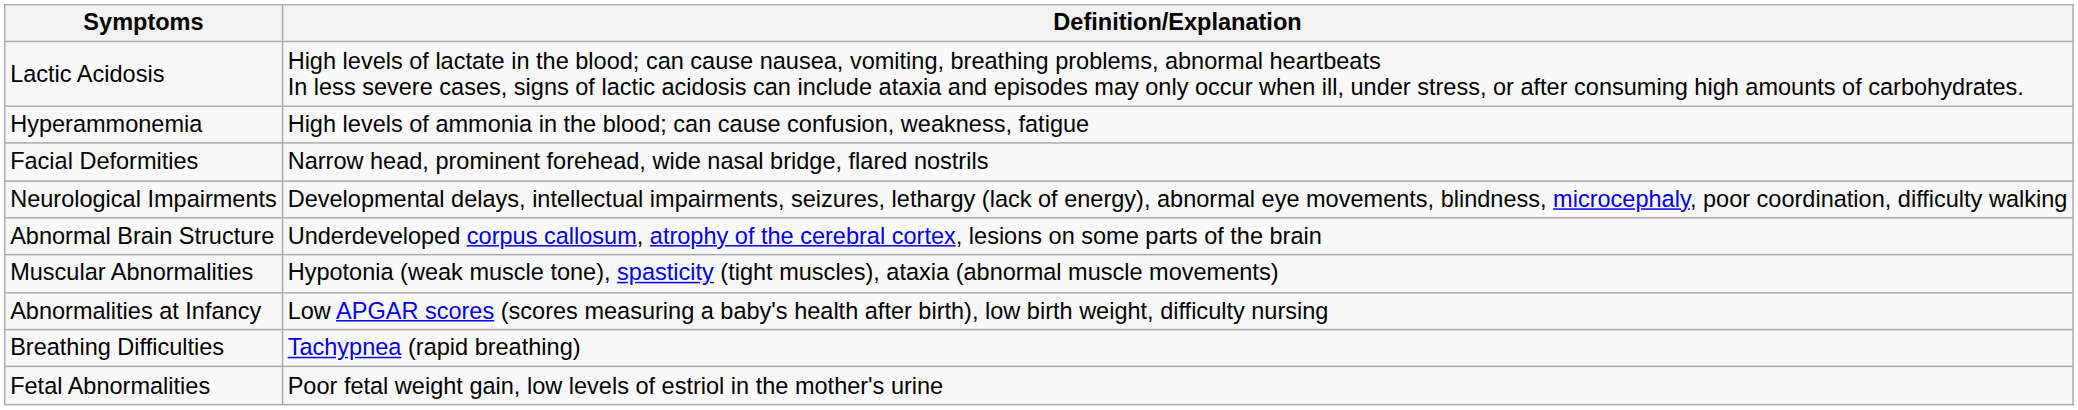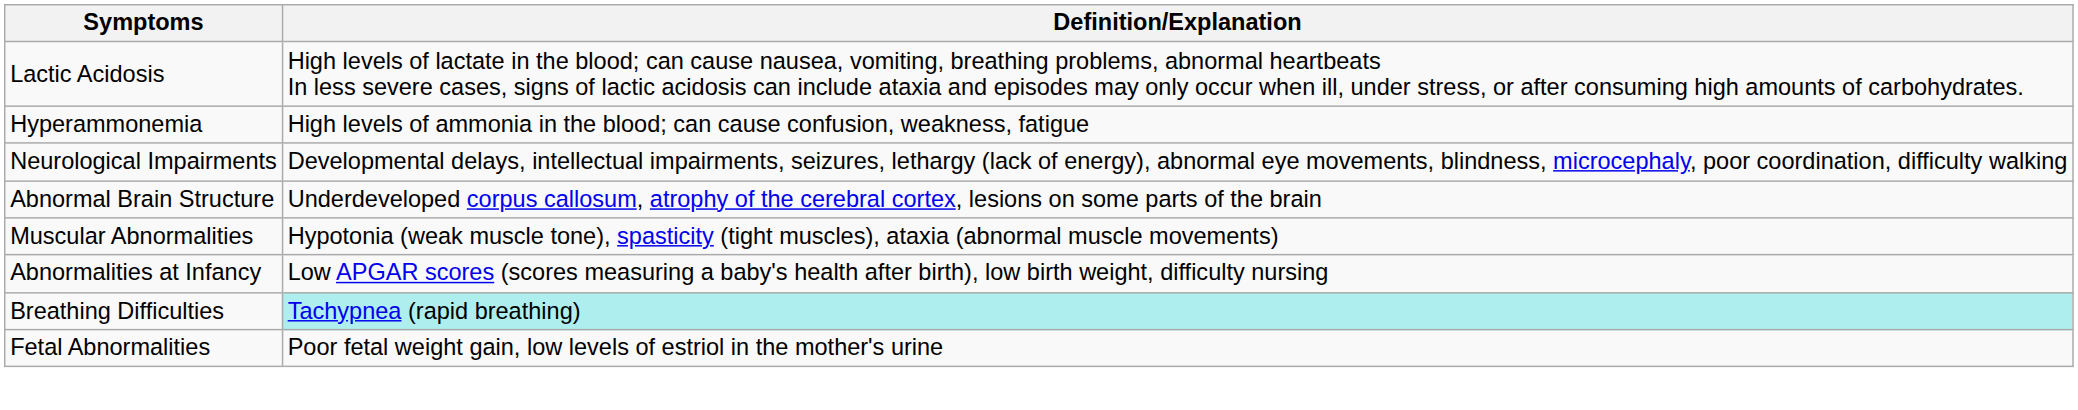- row: (104, 161)
(434, 348) no background -> (434, 310) paleturquoise background
